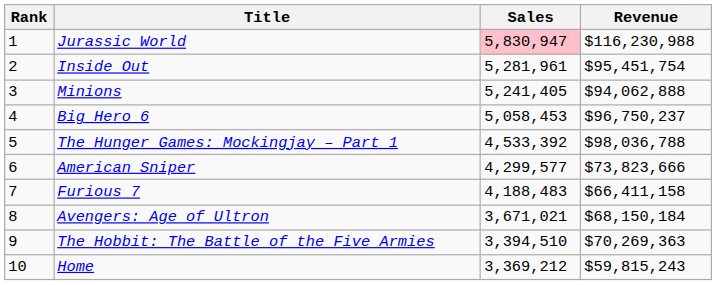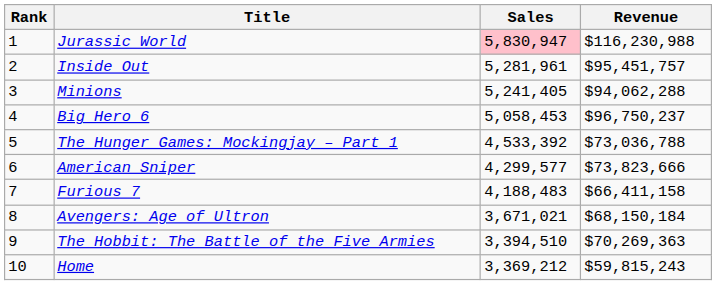(635, 67) $95,451,754 -> (635, 67) $95,451,757
(635, 92) $94,062,888 -> (635, 92) $94,062,288
(635, 142) $98,036,788 -> (635, 142) $73,036,788
